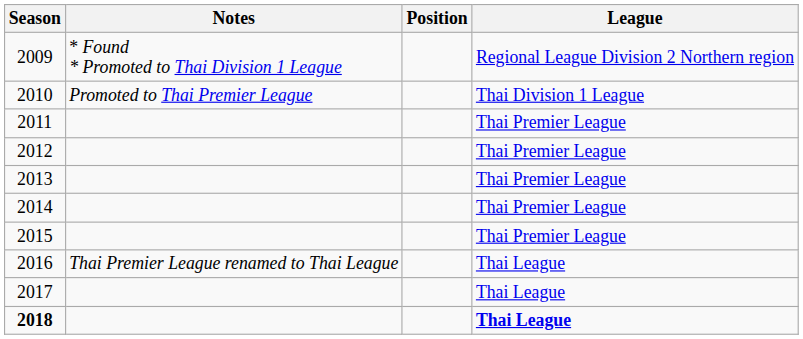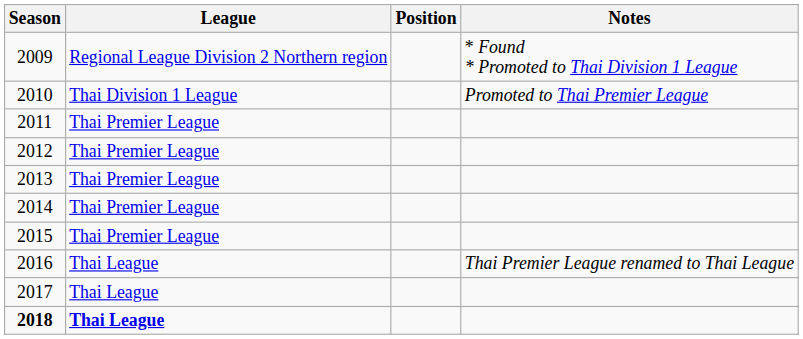columns swapped: (635, 18) <-> (234, 18)
